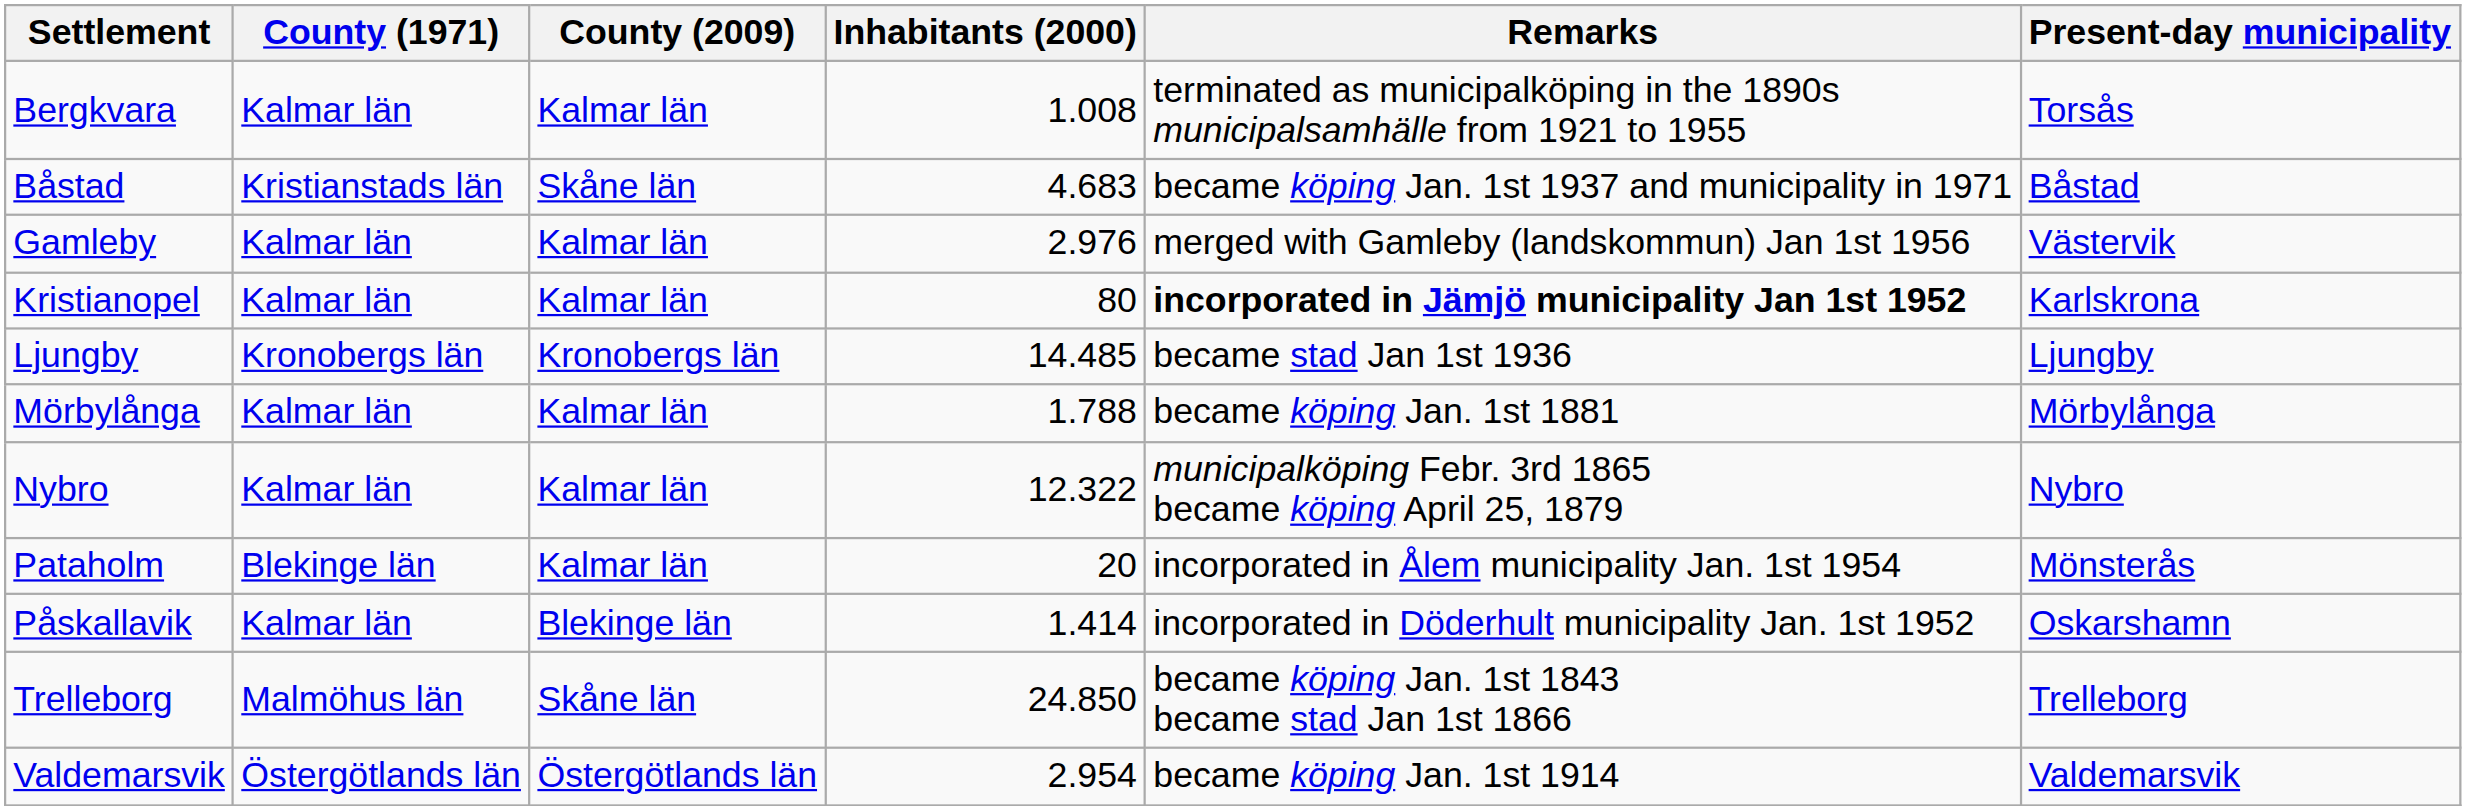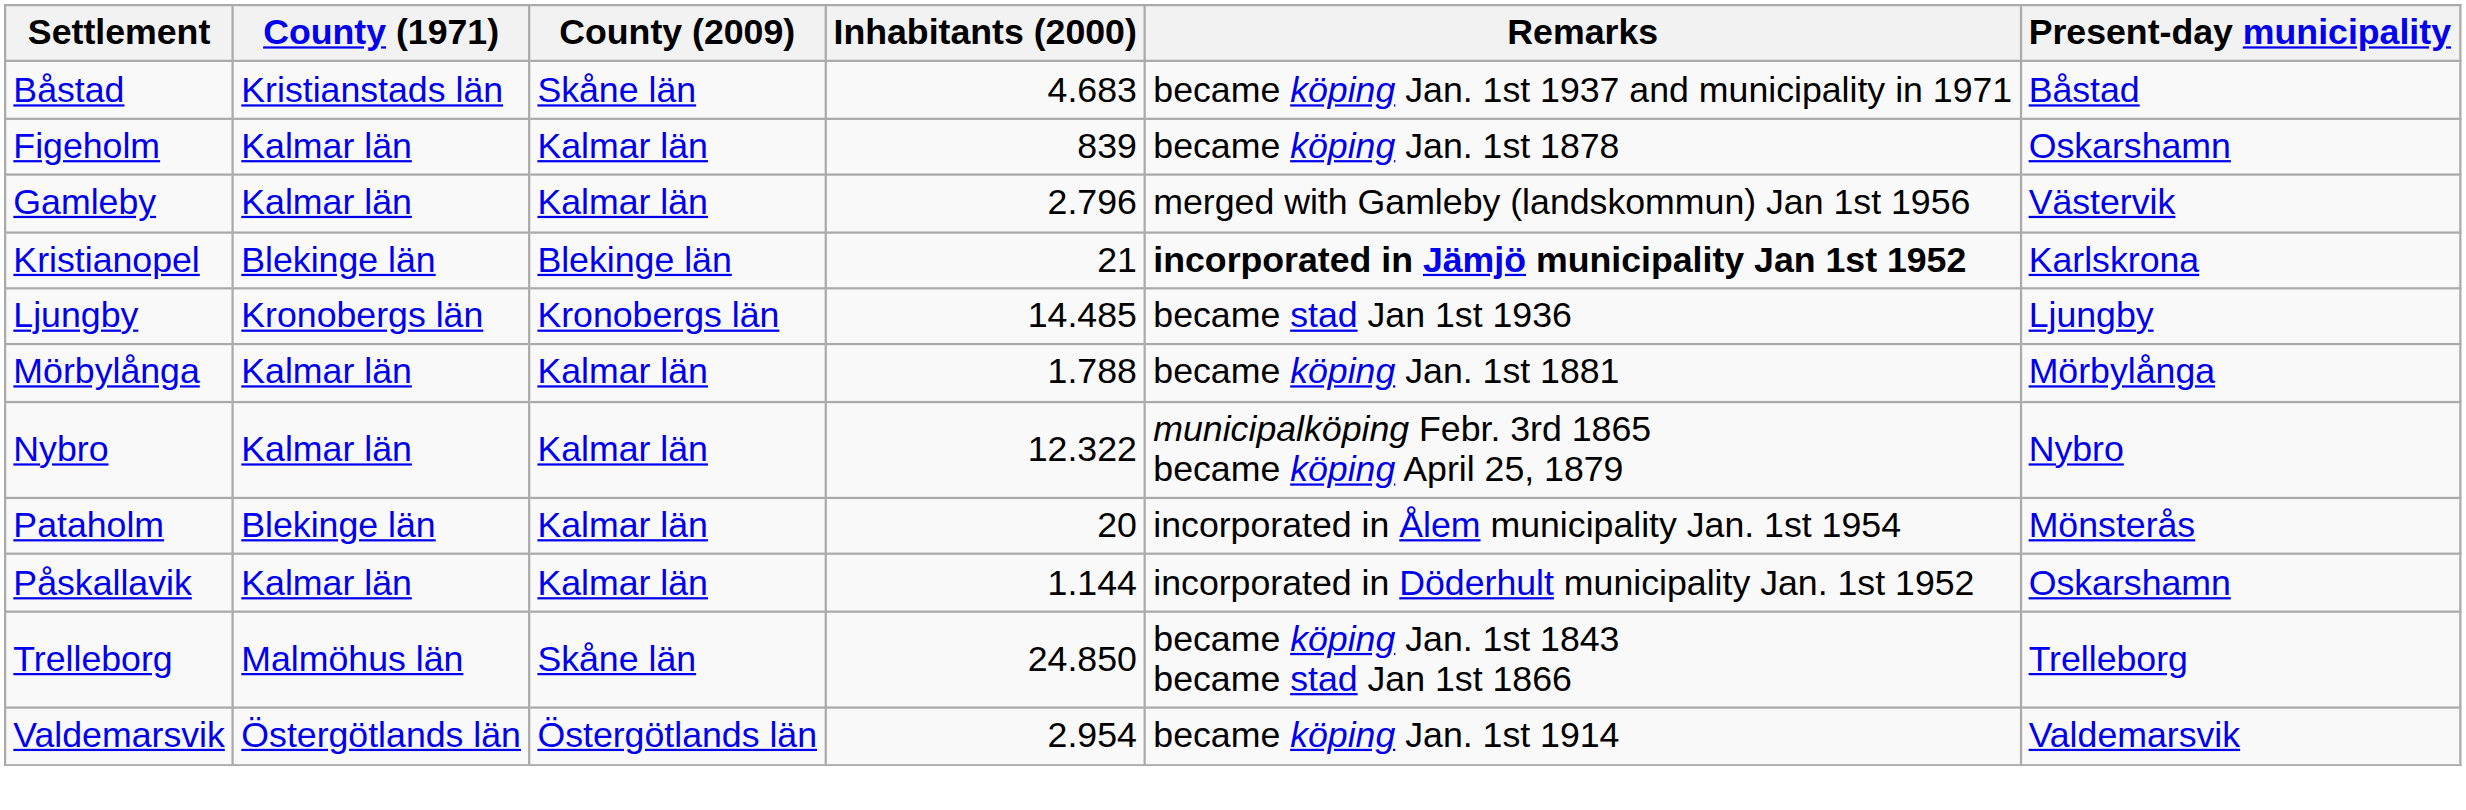- row: (95, 109)
+ row: (87, 145)
(1092, 242) 2.976 -> (1092, 202) 2.796
(327, 299) Kalmar län -> (338, 259) Blekinge län
(623, 299) Kalmar län -> (635, 259) Blekinge län
(1117, 299) 80 -> (1117, 259) 21
(635, 622) Blekinge län -> (623, 582) Kalmar län
(1092, 622) 1.414 -> (1092, 582) 1.144
